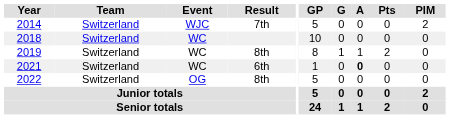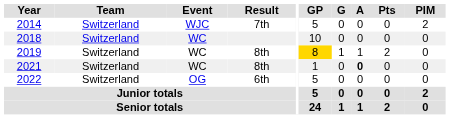(315, 52) no background -> (315, 52) gold background
(262, 66) 6th -> (262, 66) 8th
(262, 80) 8th -> (262, 80) 6th
